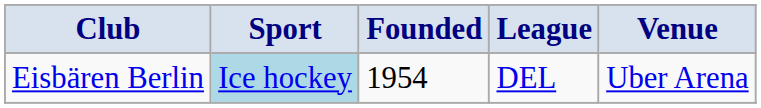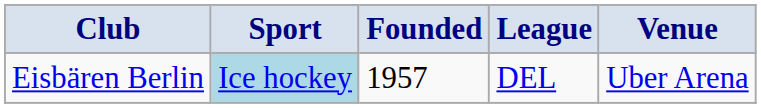(397, 77) 1954 -> (397, 77) 1957
